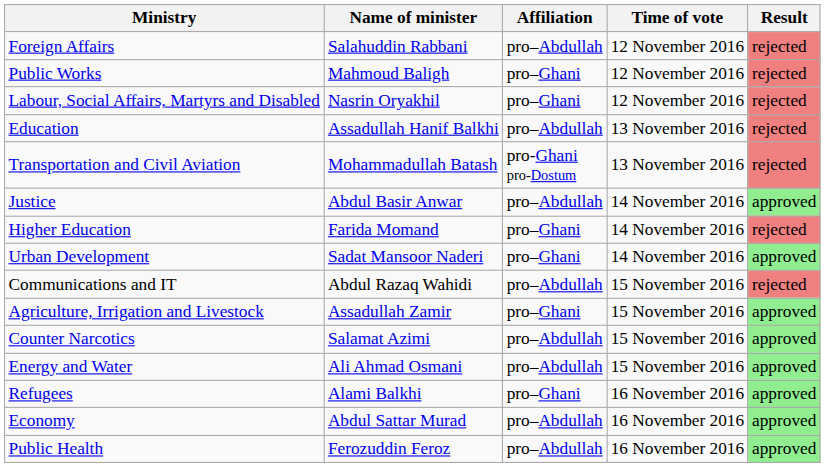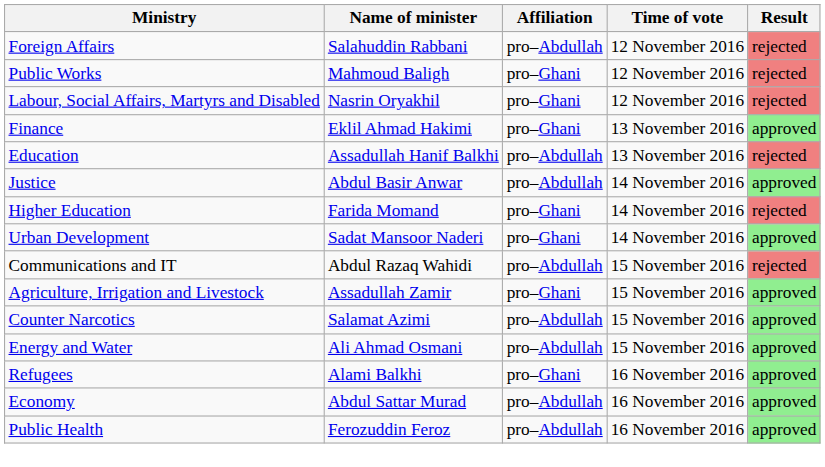+ row: (36, 127)
- row: (124, 164)
